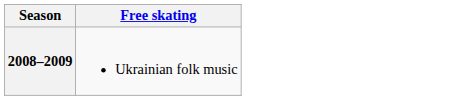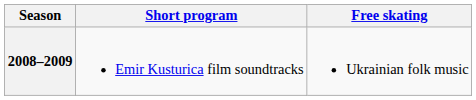+ column: (191, 15)
